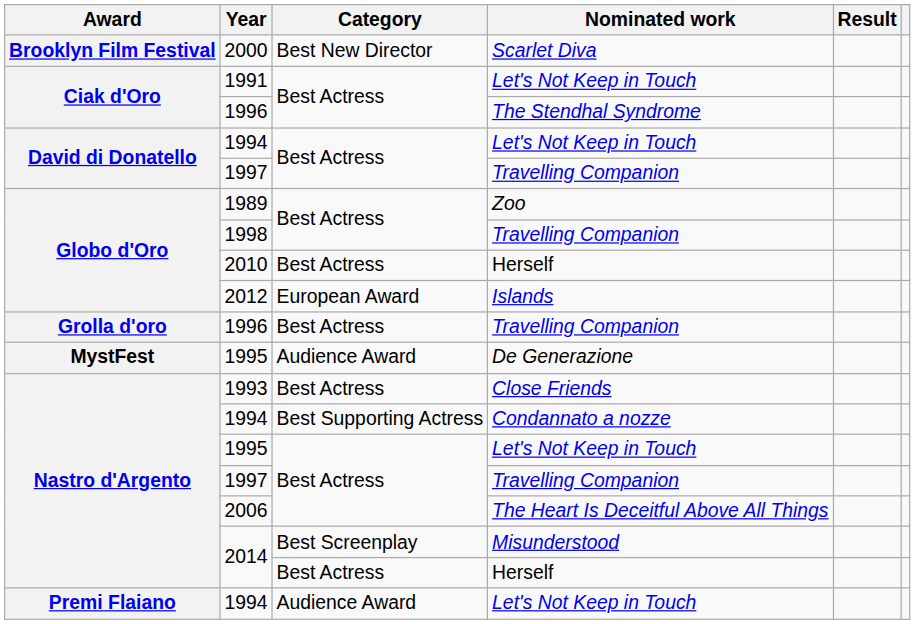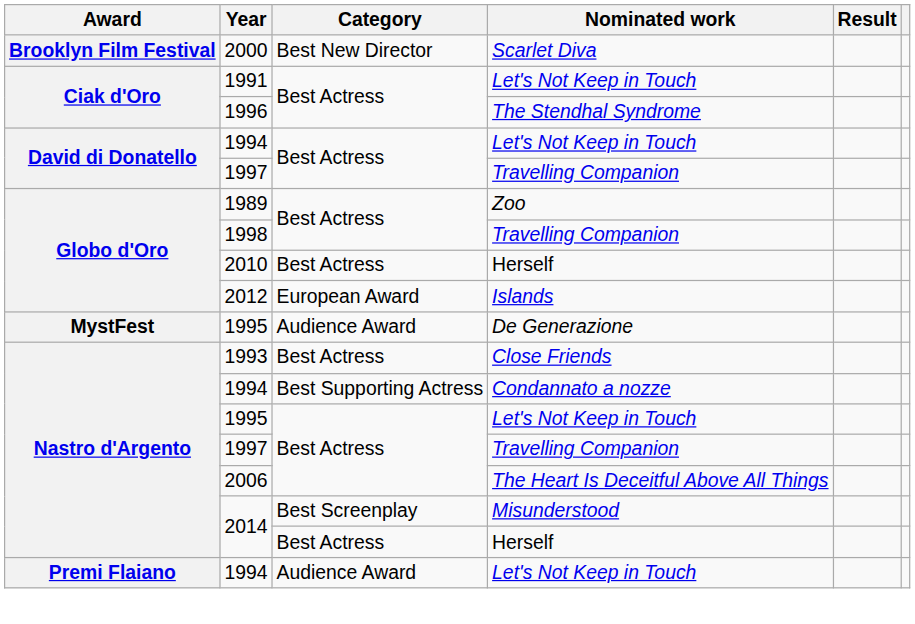- row: (112, 326)
